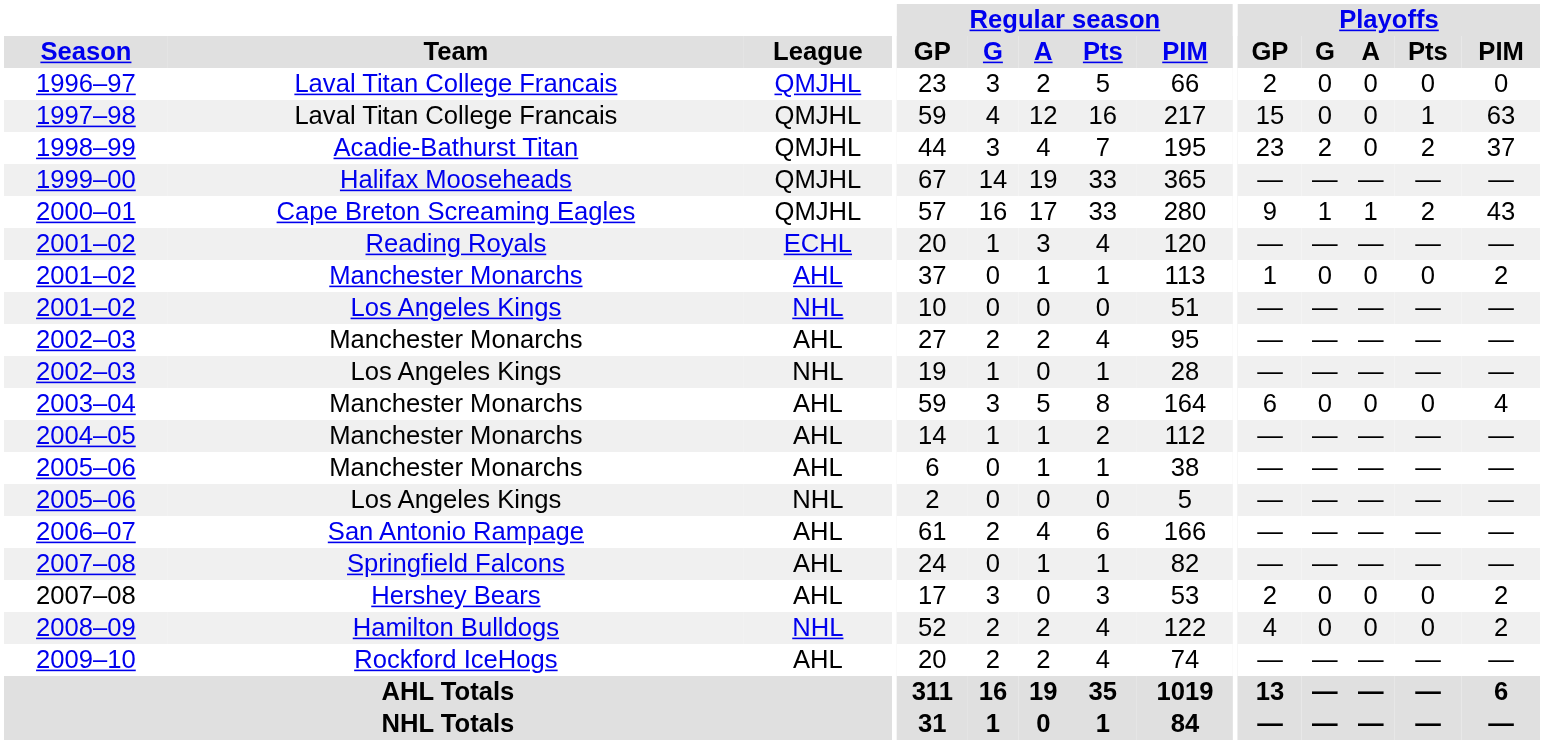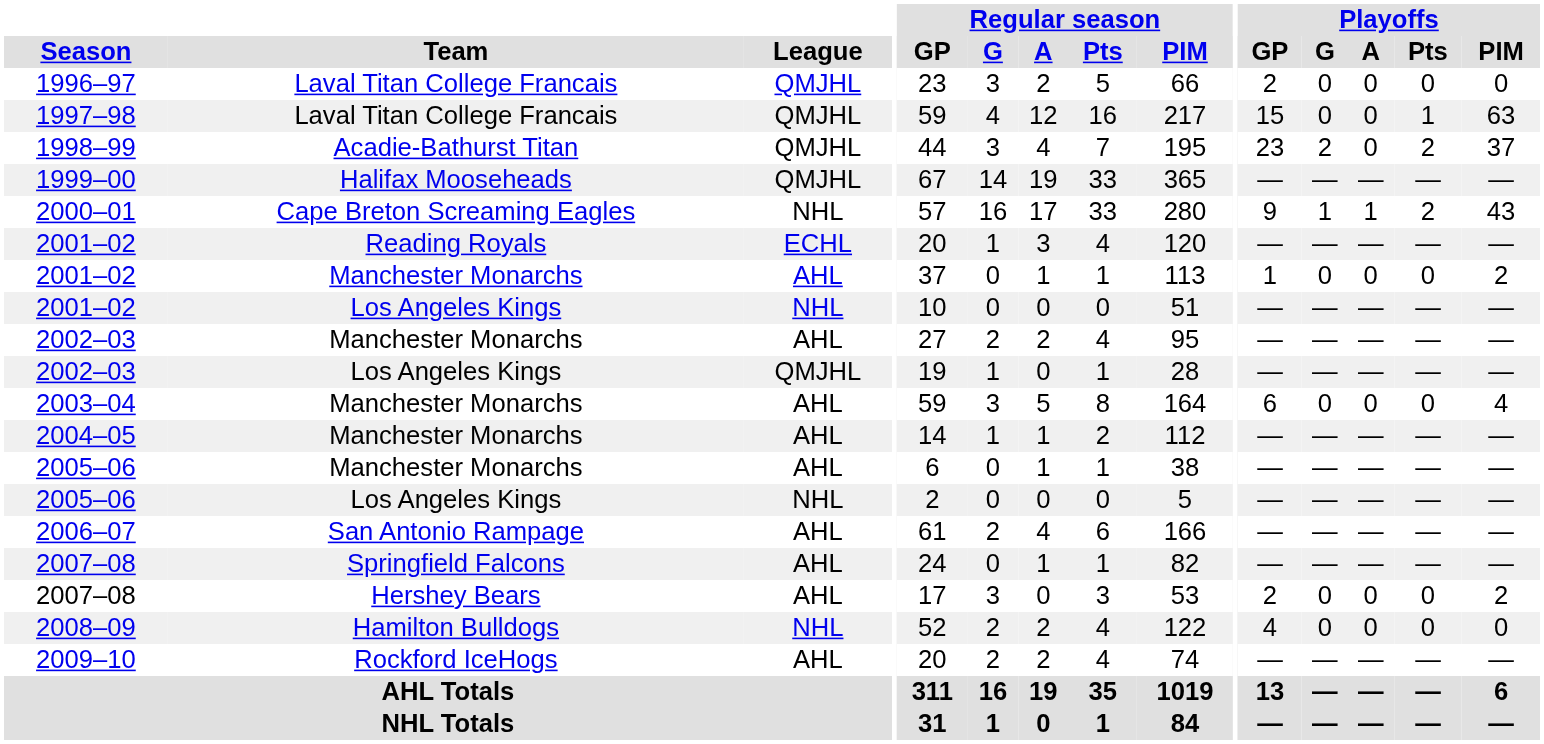(818, 211) QMJHL -> (818, 211) NHL
(818, 371) NHL -> (818, 371) QMJHL
(1501, 627) 2 -> (1501, 627) 0
